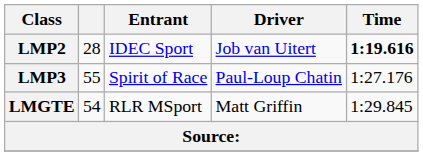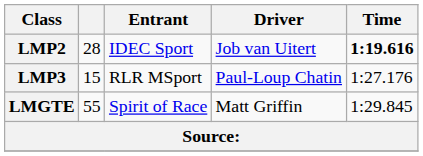(92, 77) 55 -> (92, 77) 15
(158, 77) Spirit of Race -> (155, 77) RLR MSport
(92, 107) 54 -> (92, 107) 55
(155, 107) RLR MSport -> (158, 107) Spirit of Race
